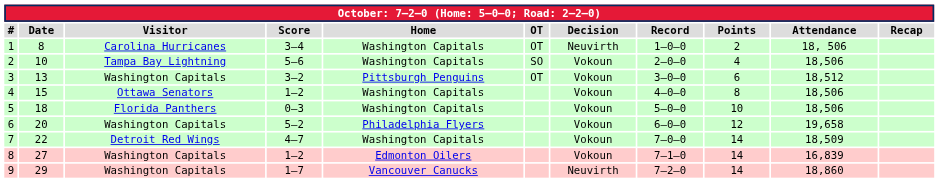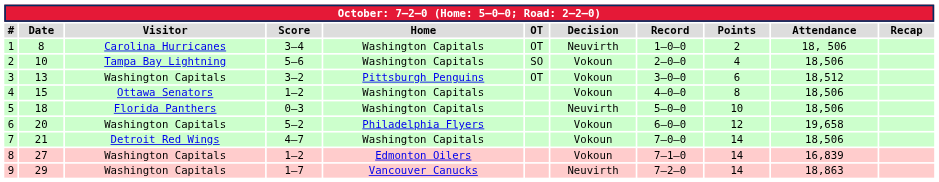(593, 108) Vokoun -> (593, 108) Neuvirth
(41, 139) 22 -> (41, 139) 21
(824, 139) 18,509 -> (824, 139) 18,506
(824, 170) 18,860 -> (824, 170) 18,863
